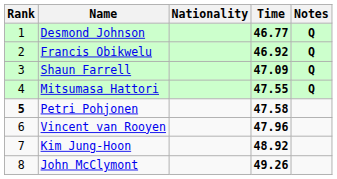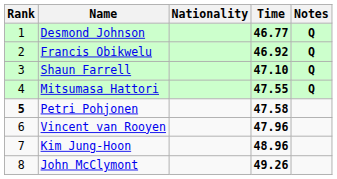(271, 70) 47.09 -> (271, 70) 47.10
(271, 146) 48.92 -> (271, 146) 48.96
